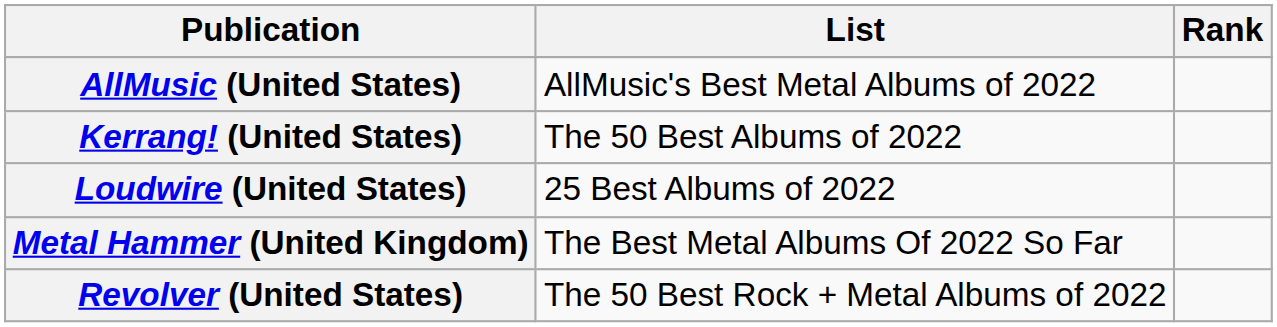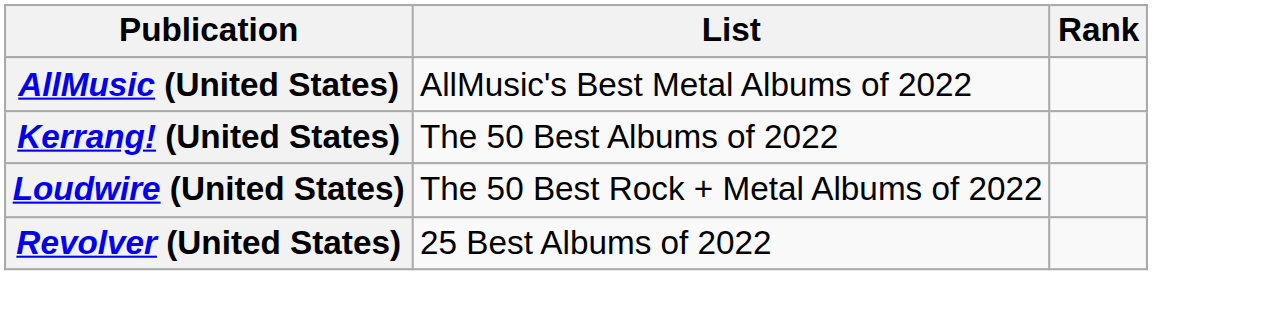(720, 189) 25 Best Albums of 2022 -> (731, 189) The 50 Best Rock + Metal Albums of 2022
- row: (271, 242)
(855, 294) The 50 Best Rock + Metal Albums of 2022 -> (596, 242) 25 Best Albums of 2022
